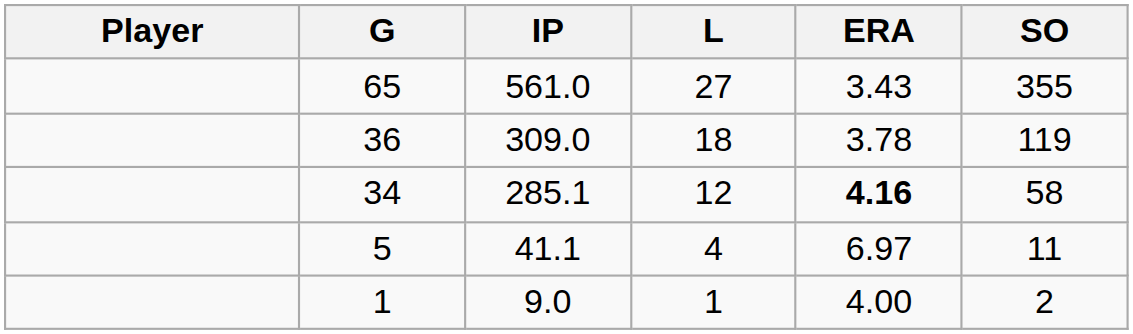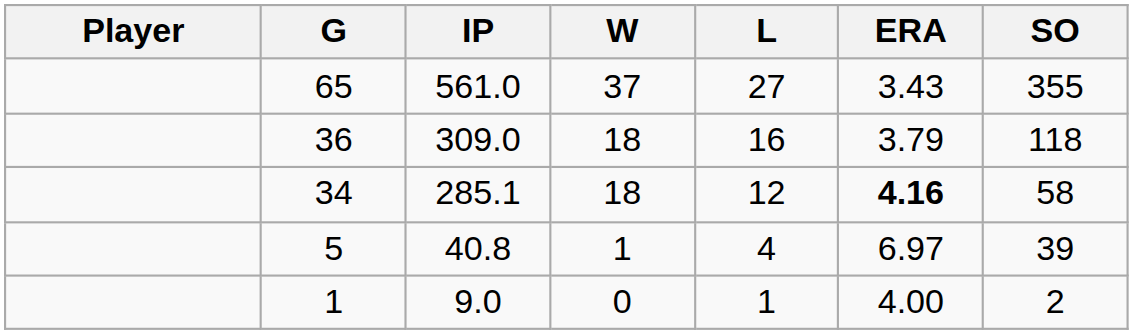+ column: (622, 31)
(713, 139) 18 -> (767, 139) 16
(879, 139) 3.78 -> (911, 139) 3.79
(1045, 139) 119 -> (1055, 139) 118
(548, 247) 41.1 -> (478, 247) 40.8
(1045, 247) 11 -> (1055, 247) 39
